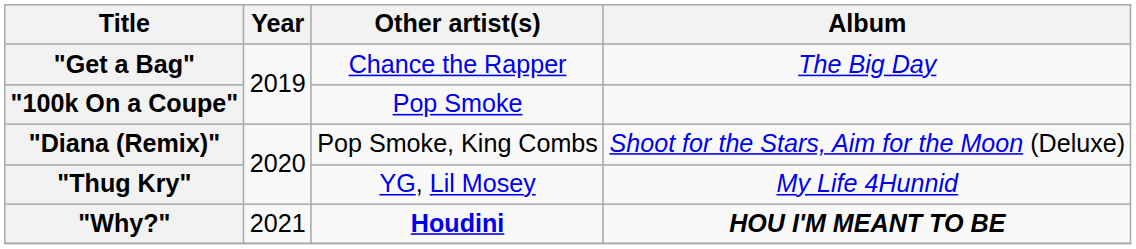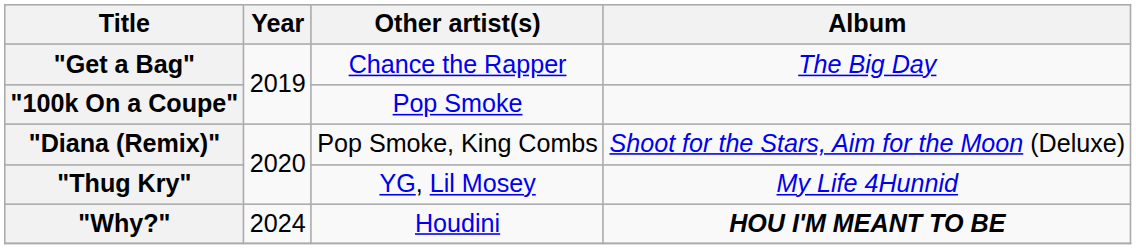(278, 223) 2021 -> (278, 223) 2024
(458, 223) bold -> (458, 223) normal
